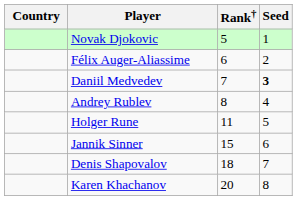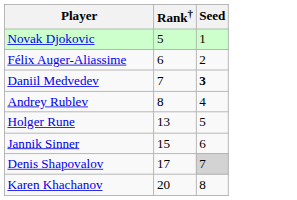- column: (36, 16)
(227, 122) 11 -> (164, 122) 13
(227, 164) 18 -> (164, 164) 17
(266, 164) no background -> (202, 164) lightgrey background
